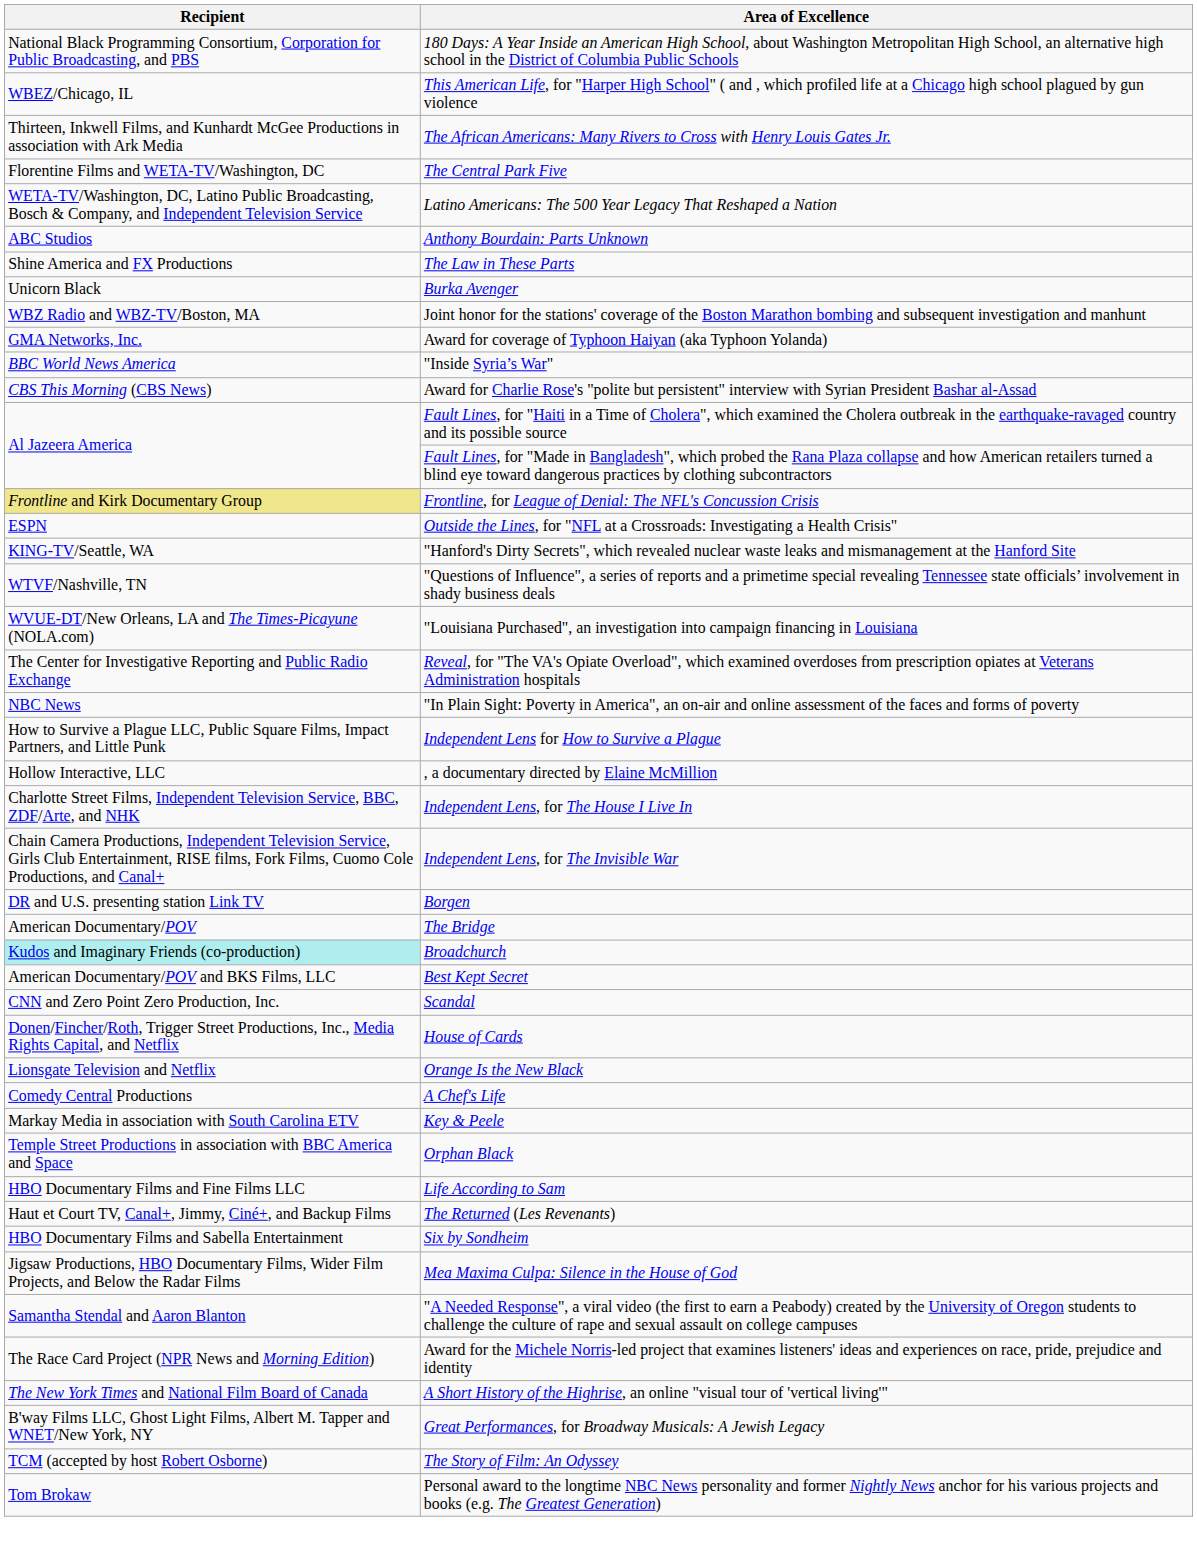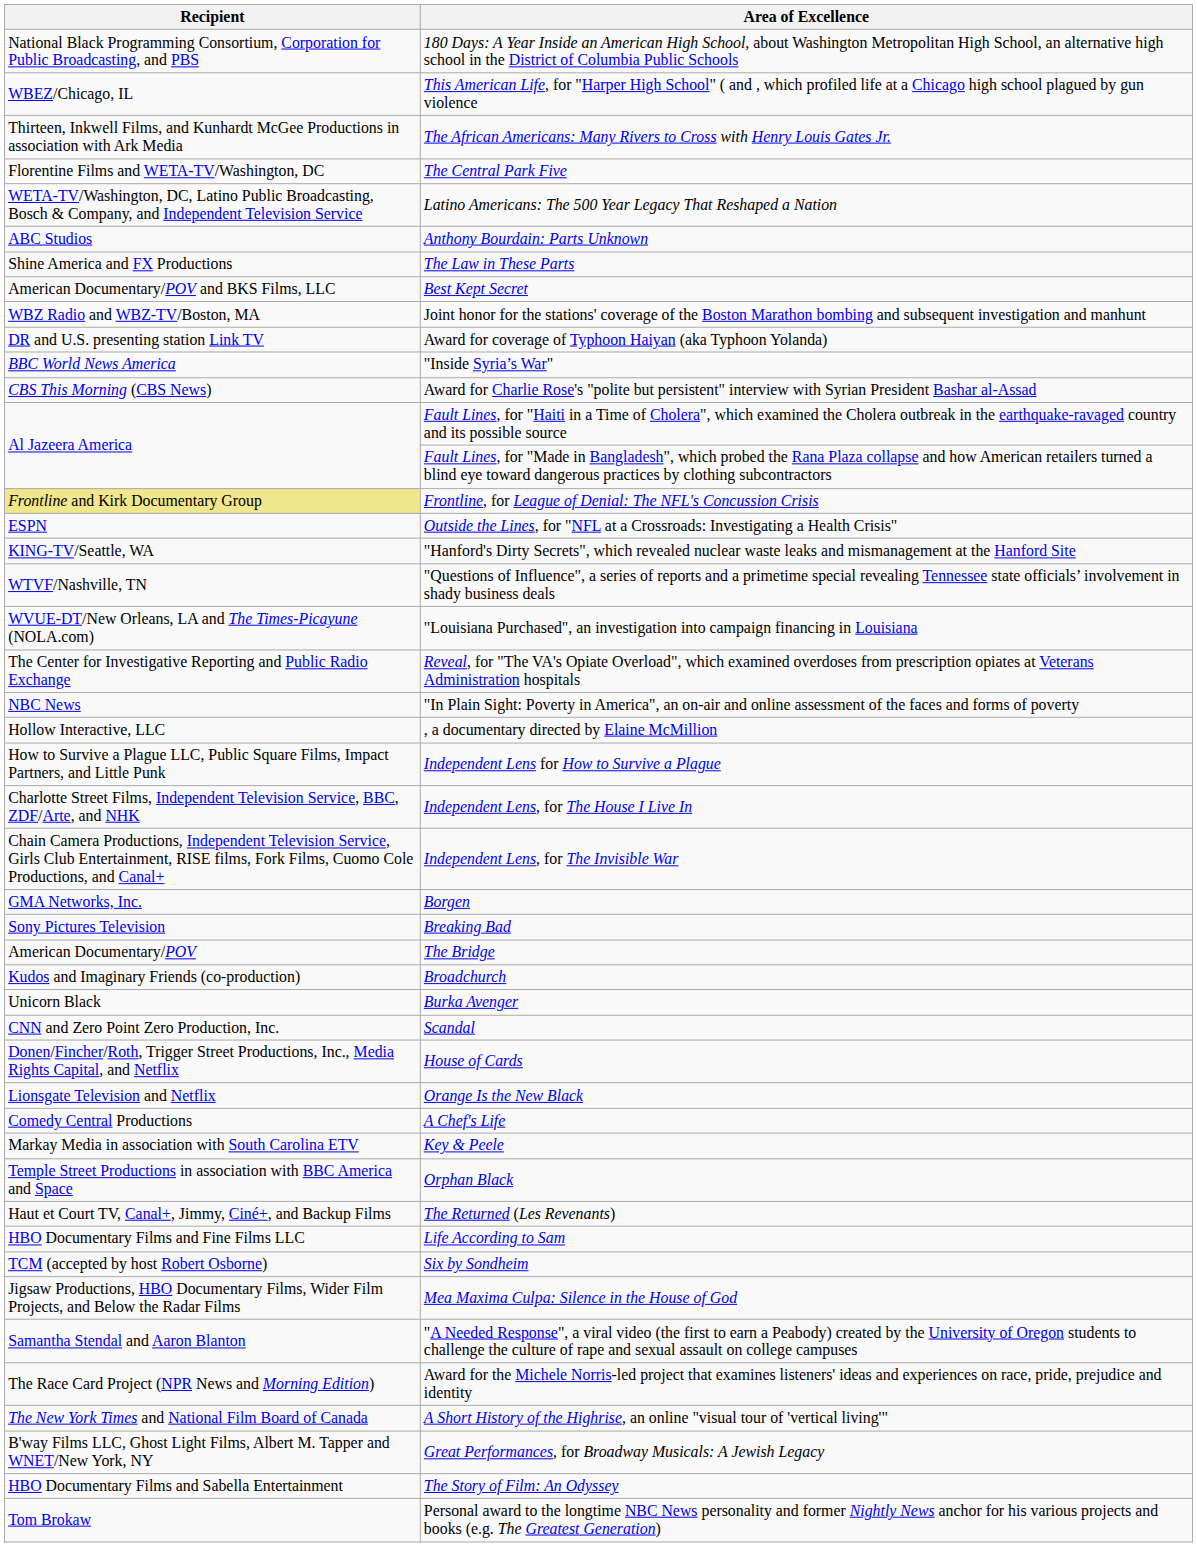rows swapped: (476, 977) <-> (471, 289)
(75, 339) GMA Networks, Inc. -> (136, 339) DR and U.S. presenting station Link TV
rows swapped: (571, 773) <-> (572, 739)
(136, 901) DR and U.S. presenting station Link TV -> (75, 901) GMA Networks, Inc.
+ row: (467, 926)
(154, 952) paleturquoise background -> (154, 977) no background
rows swapped: (520, 1213) <-> (494, 1188)
(176, 1238) HBO Documentary Films and Sabella Entertainment -> (138, 1264) TCM (accepted by host Robert Osborne)
(138, 1460) TCM (accepted by host Robert Osborne) -> (176, 1486) HBO Documentary Films and Sabella Entertainment
